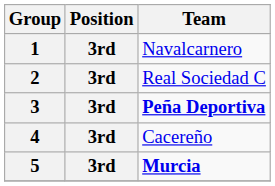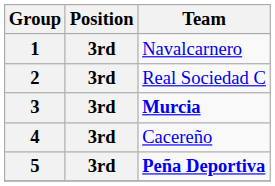(204, 107) Peña Deportiva -> (171, 107) Murcia
(171, 166) Murcia -> (204, 166) Peña Deportiva
